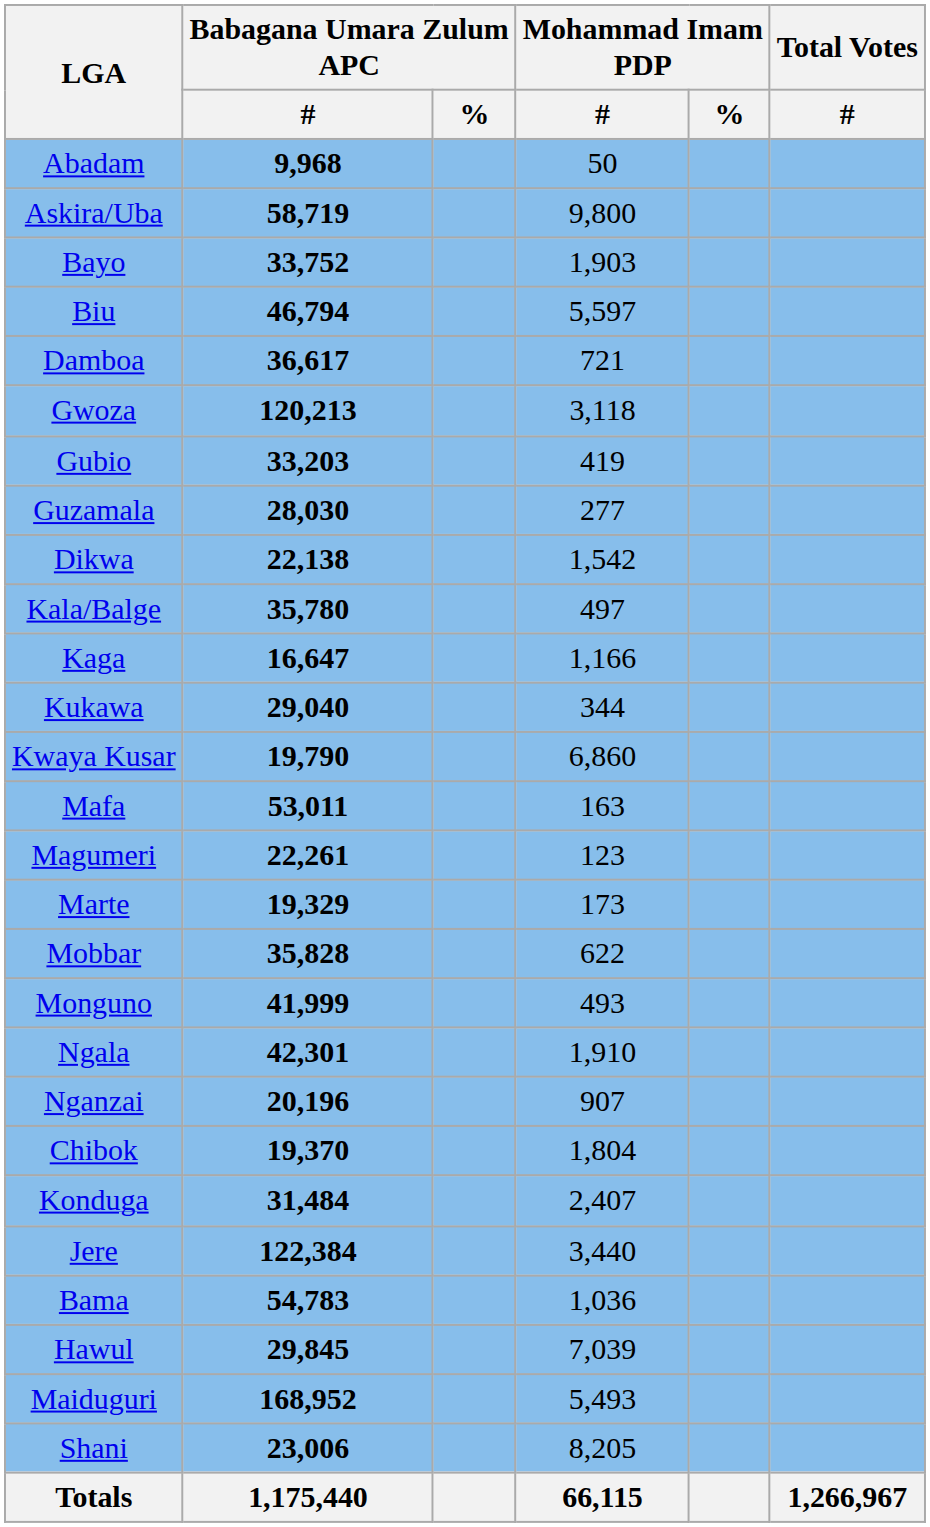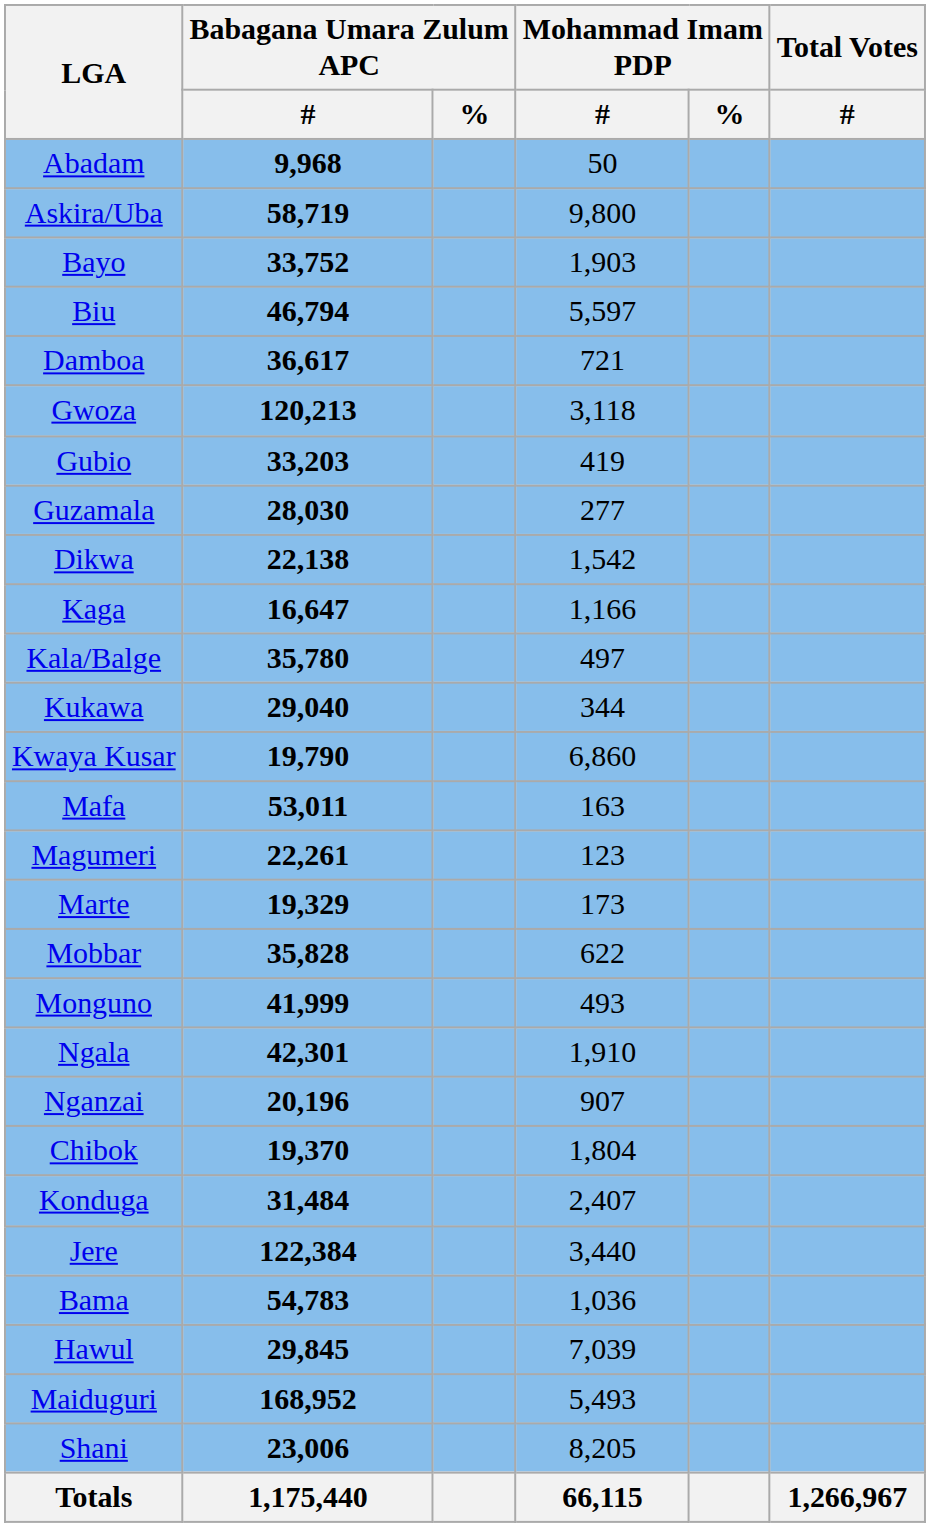rows swapped: (94, 657) <-> (94, 607)
